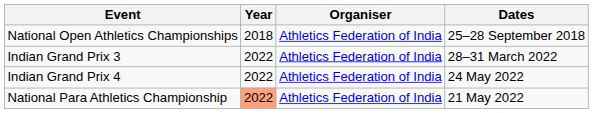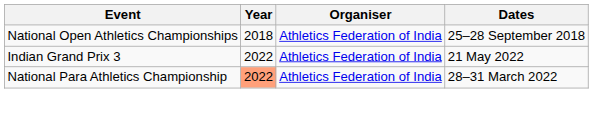(503, 56) 28–31 March 2022 -> (486, 56) 21 May 2022
- row: (64, 77)
(486, 98) 21 May 2022 -> (503, 77) 28–31 March 2022
